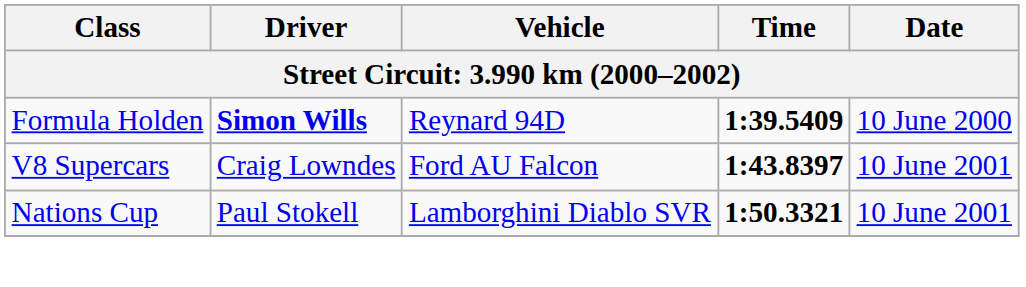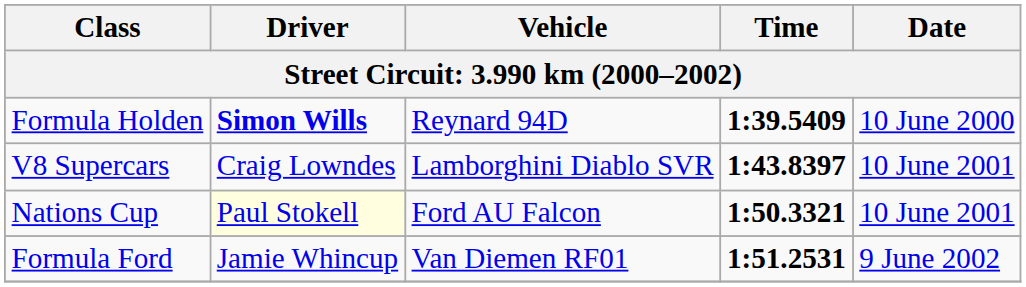(504, 166) Ford AU Falcon -> (563, 166) Lamborghini Diablo SVR
(288, 212) no background -> (288, 212) lightyellow background
(560, 212) Lamborghini Diablo SVR -> (506, 212) Ford AU Falcon
+ row: (92, 258)
